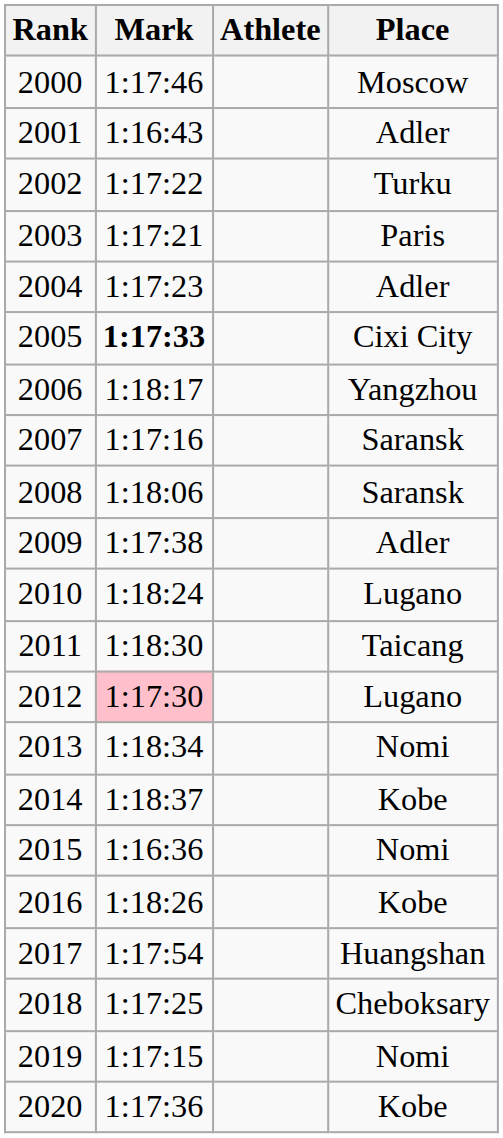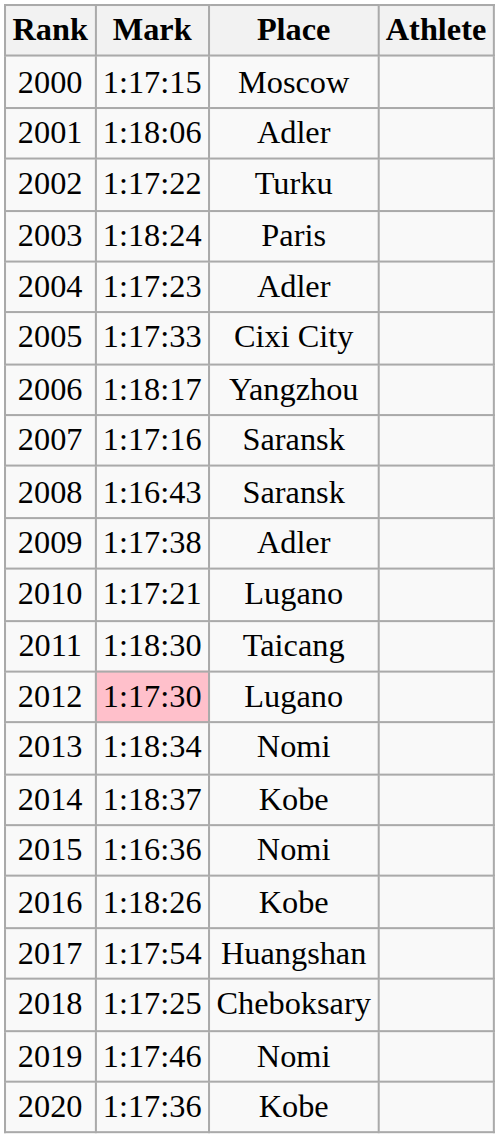columns swapped: (270, 30) <-> (413, 30)
(154, 81) 1:17:46 -> (152, 81) 1:17:15
(154, 132) 1:16:43 -> (152, 132) 1:18:06
(154, 235) 1:17:21 -> (152, 235) 1:18:24
(154, 337) bold -> (152, 337) normal
(154, 491) 1:18:06 -> (152, 491) 1:16:43
(154, 593) 1:18:24 -> (152, 593) 1:17:21
(154, 1055) 1:17:15 -> (152, 1055) 1:17:46
